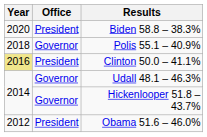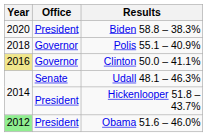(57, 62) President -> (56, 62) Governor
(56, 78) Governor -> (51, 78) Senate
(56, 101) Governor -> (57, 101) President
(18, 123) no background -> (18, 123) lightgreen background
